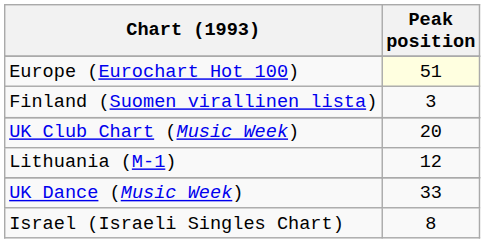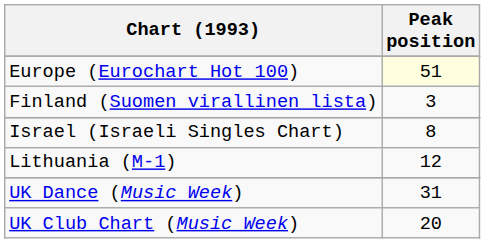rows swapped: (176, 223) <-> (154, 132)
(431, 193) 33 -> (431, 193) 31
